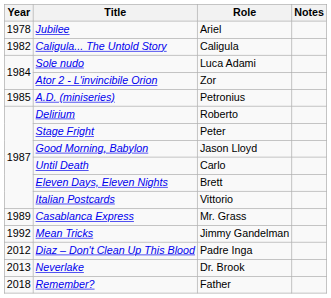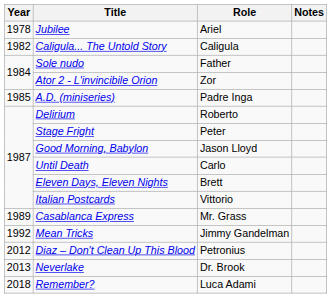(228, 64) Luca Adami -> (215, 64) Father
(223, 98) Petronius -> (226, 98) Padre Inga
(226, 251) Padre Inga -> (223, 251) Petronius
(215, 285) Father -> (228, 285) Luca Adami
